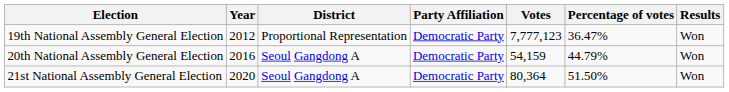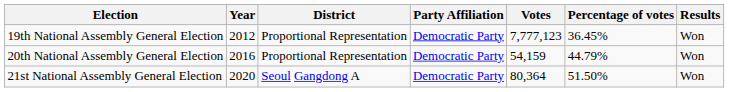(588, 35) 36.47% -> (588, 35) 36.45%
(311, 55) Seoul Gangdong A -> (334, 55) Proportional Representation
